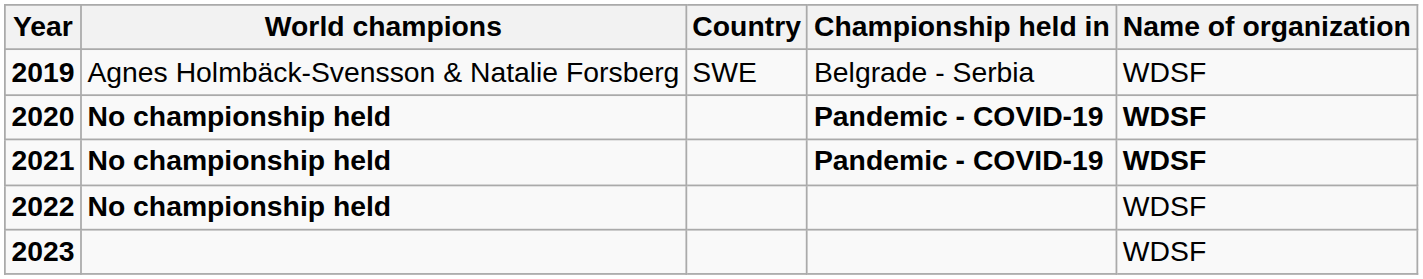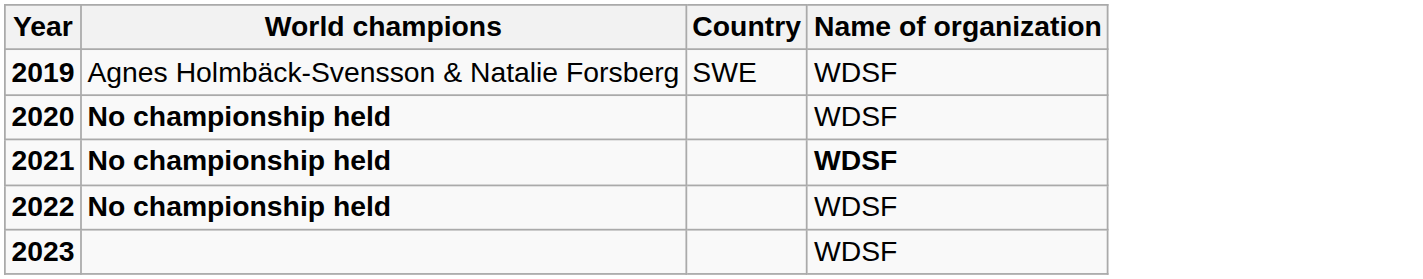- column: (962, 26)
(1164, 116) bold -> (856, 116) normal
